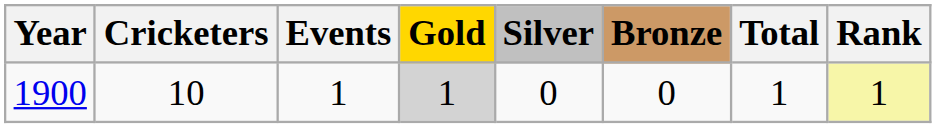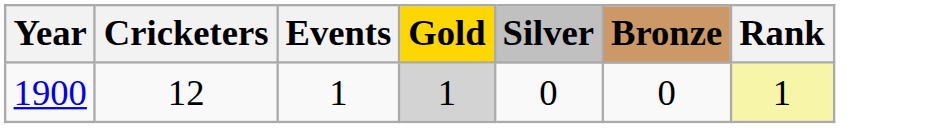- column: (779, 33)
(186, 91) 10 -> (186, 91) 12
